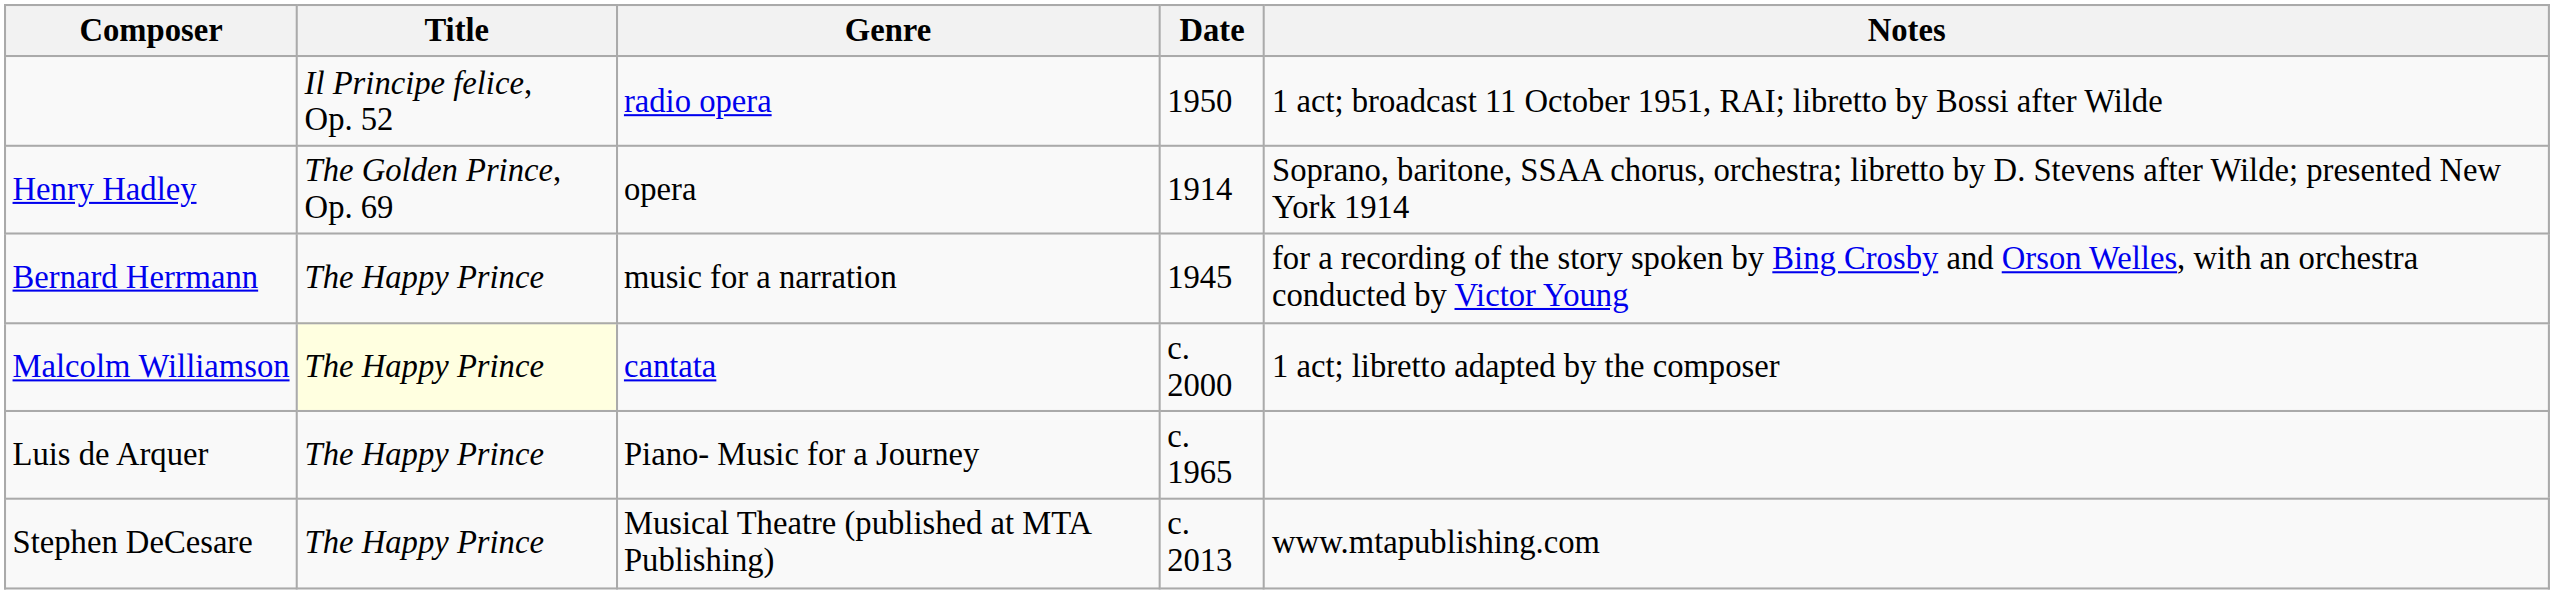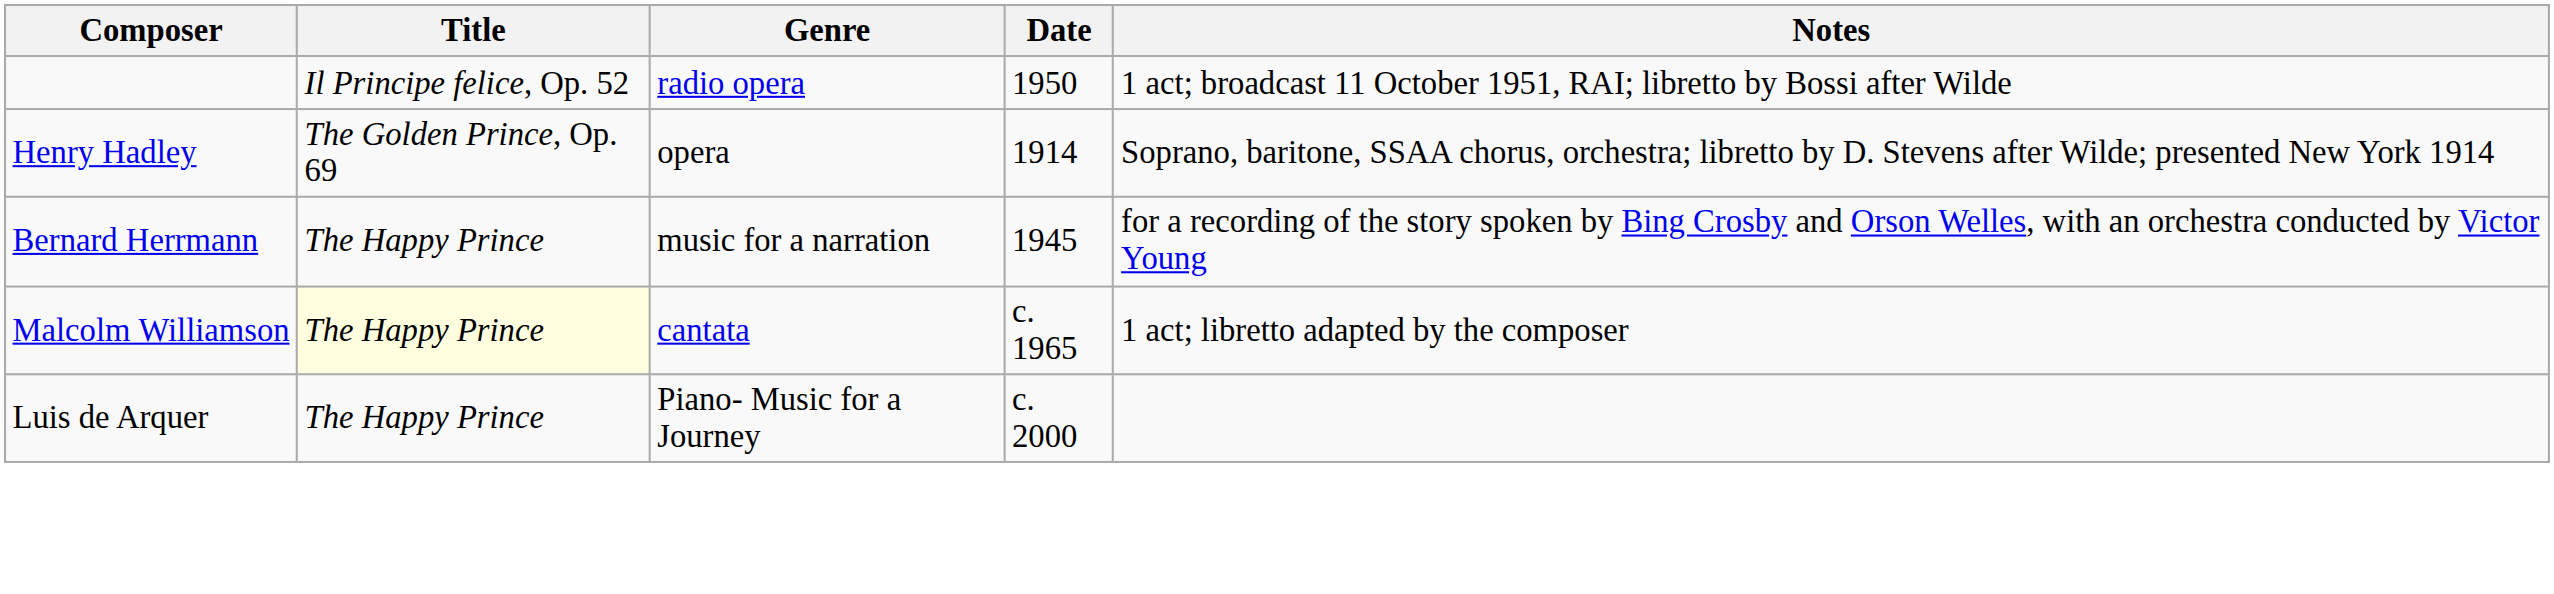(1200, 365) c. 2000 -> (1045, 329) c. 1965
(1200, 454) c. 1965 -> (1045, 417) c. 2000
- row: (133, 542)
